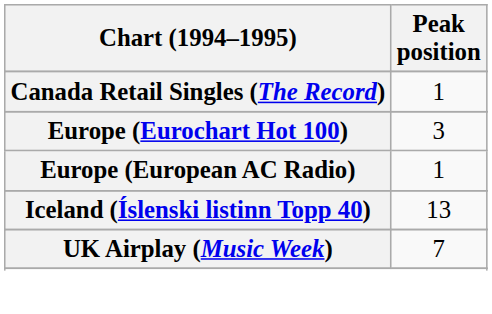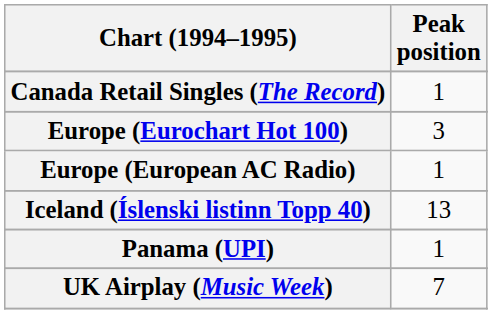+ row: (198, 248)
